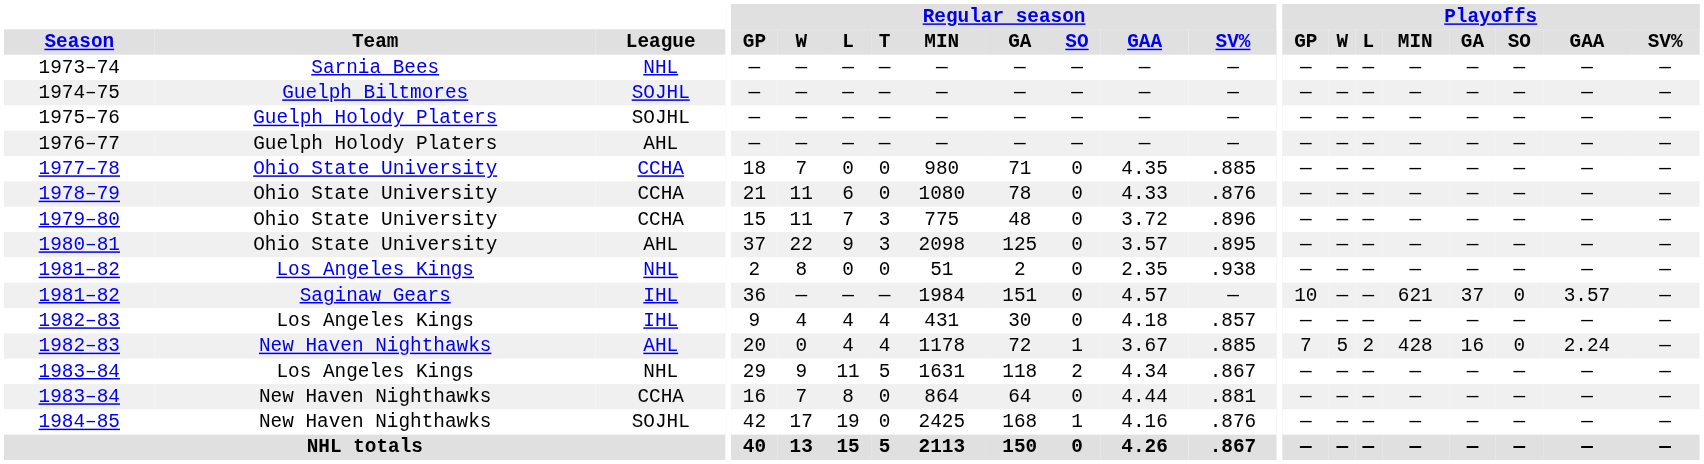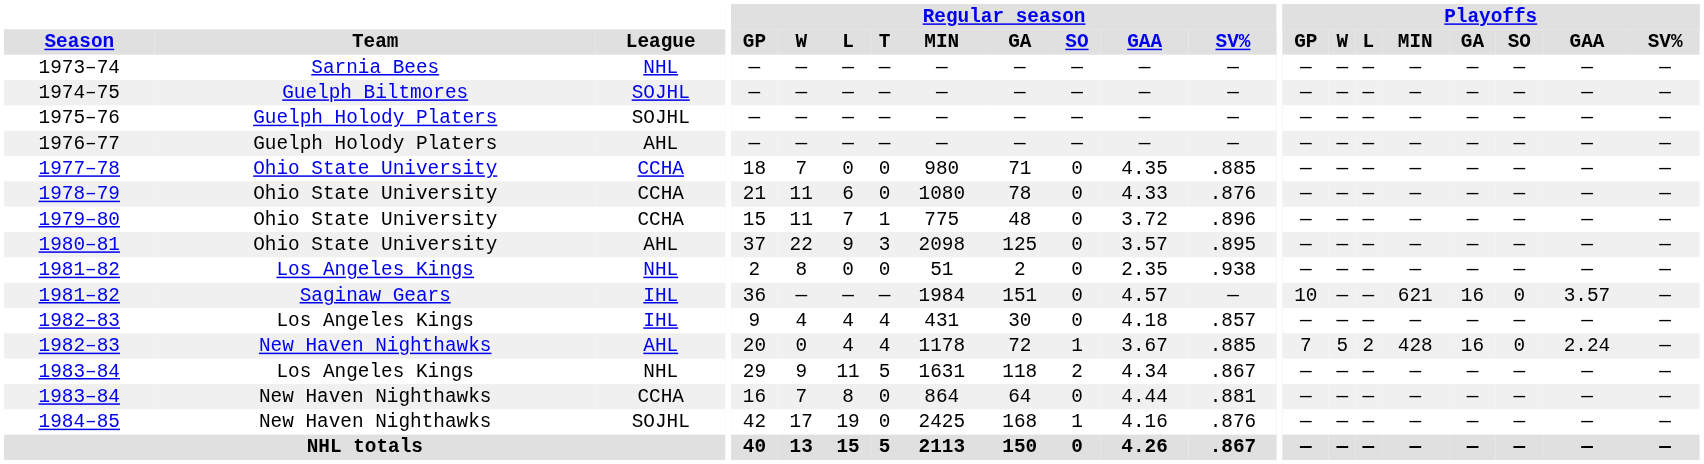(885, 219) 3 -> (885, 219) 1
(1472, 295) 37 -> (1472, 295) 16
